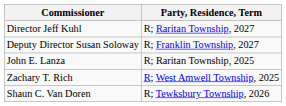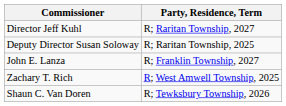(201, 45) R; Franklin Township, 2027 -> (199, 45) R; Raritan Township, 2025
(199, 61) R; Raritan Township, 2025 -> (201, 61) R; Franklin Township, 2027
